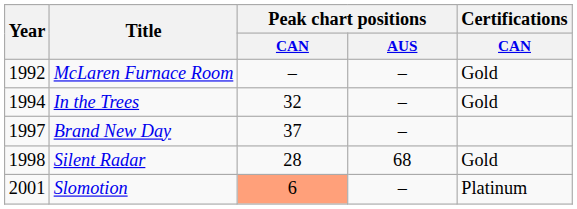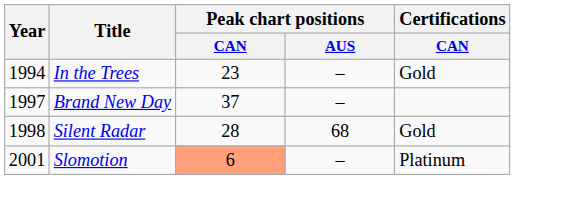- row: (143, 73)
(292, 102) 32 -> (230, 73) 23
